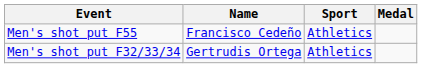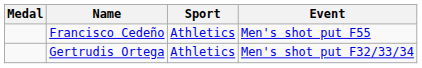columns swapped: (396, 14) <-> (94, 14)
